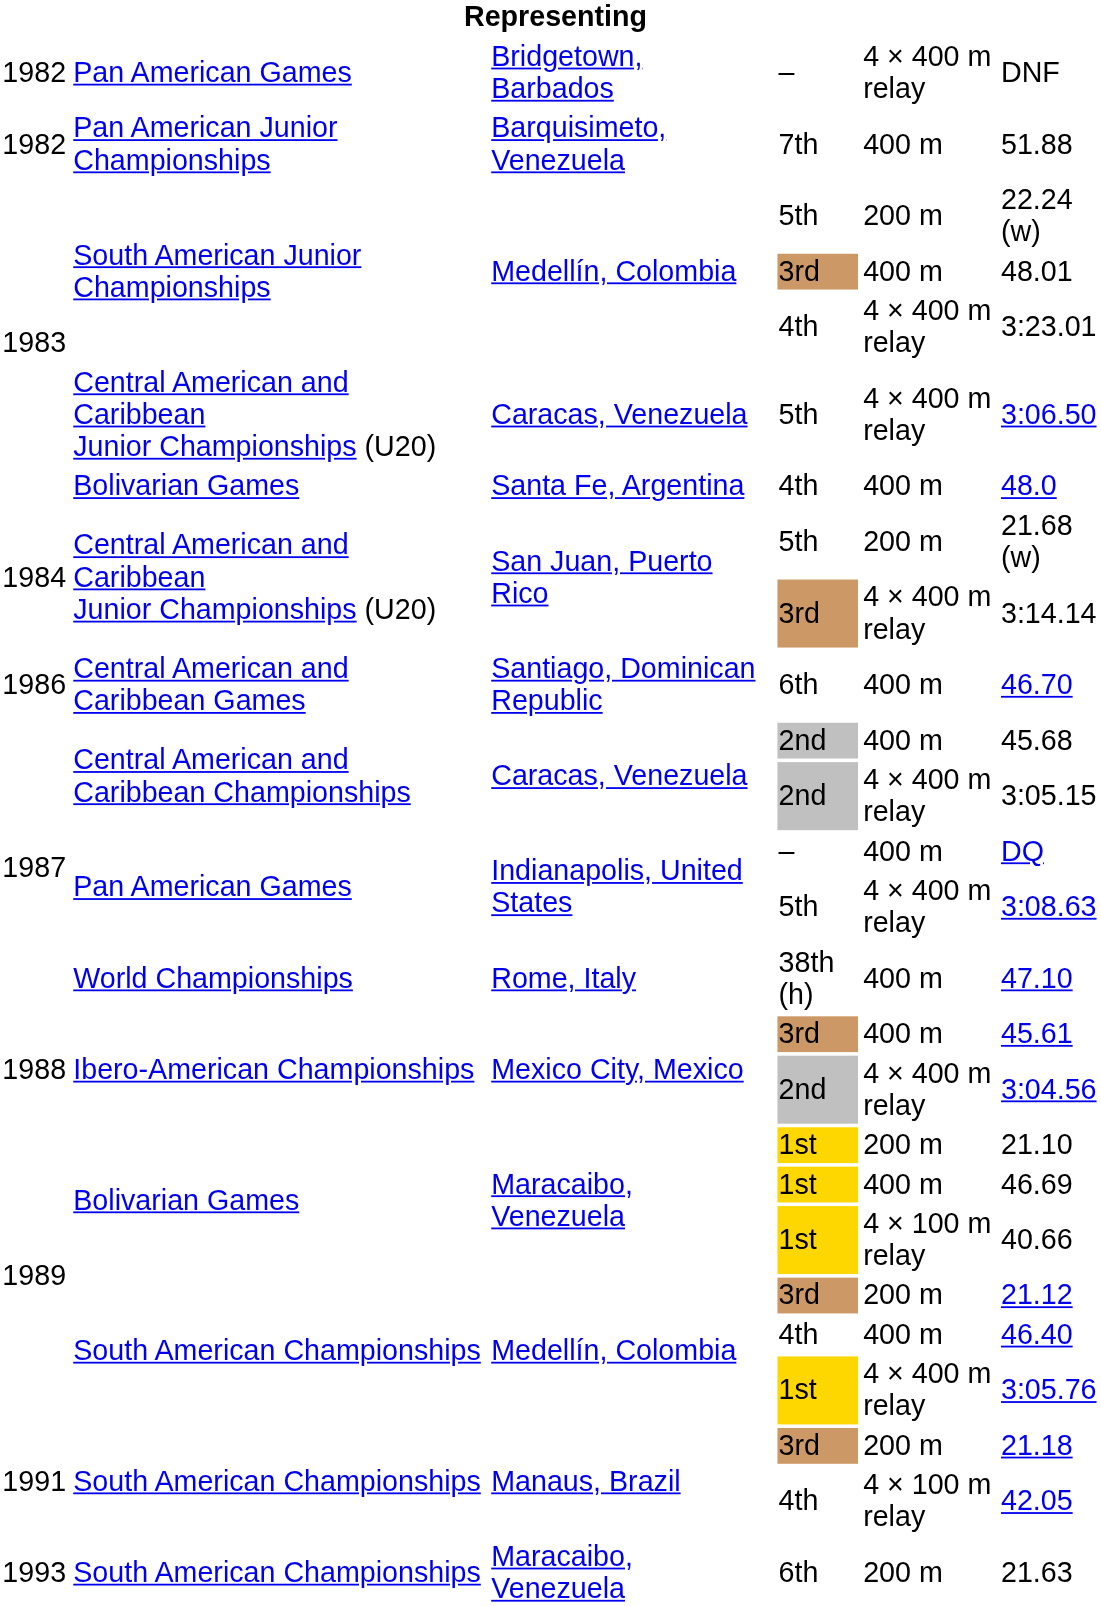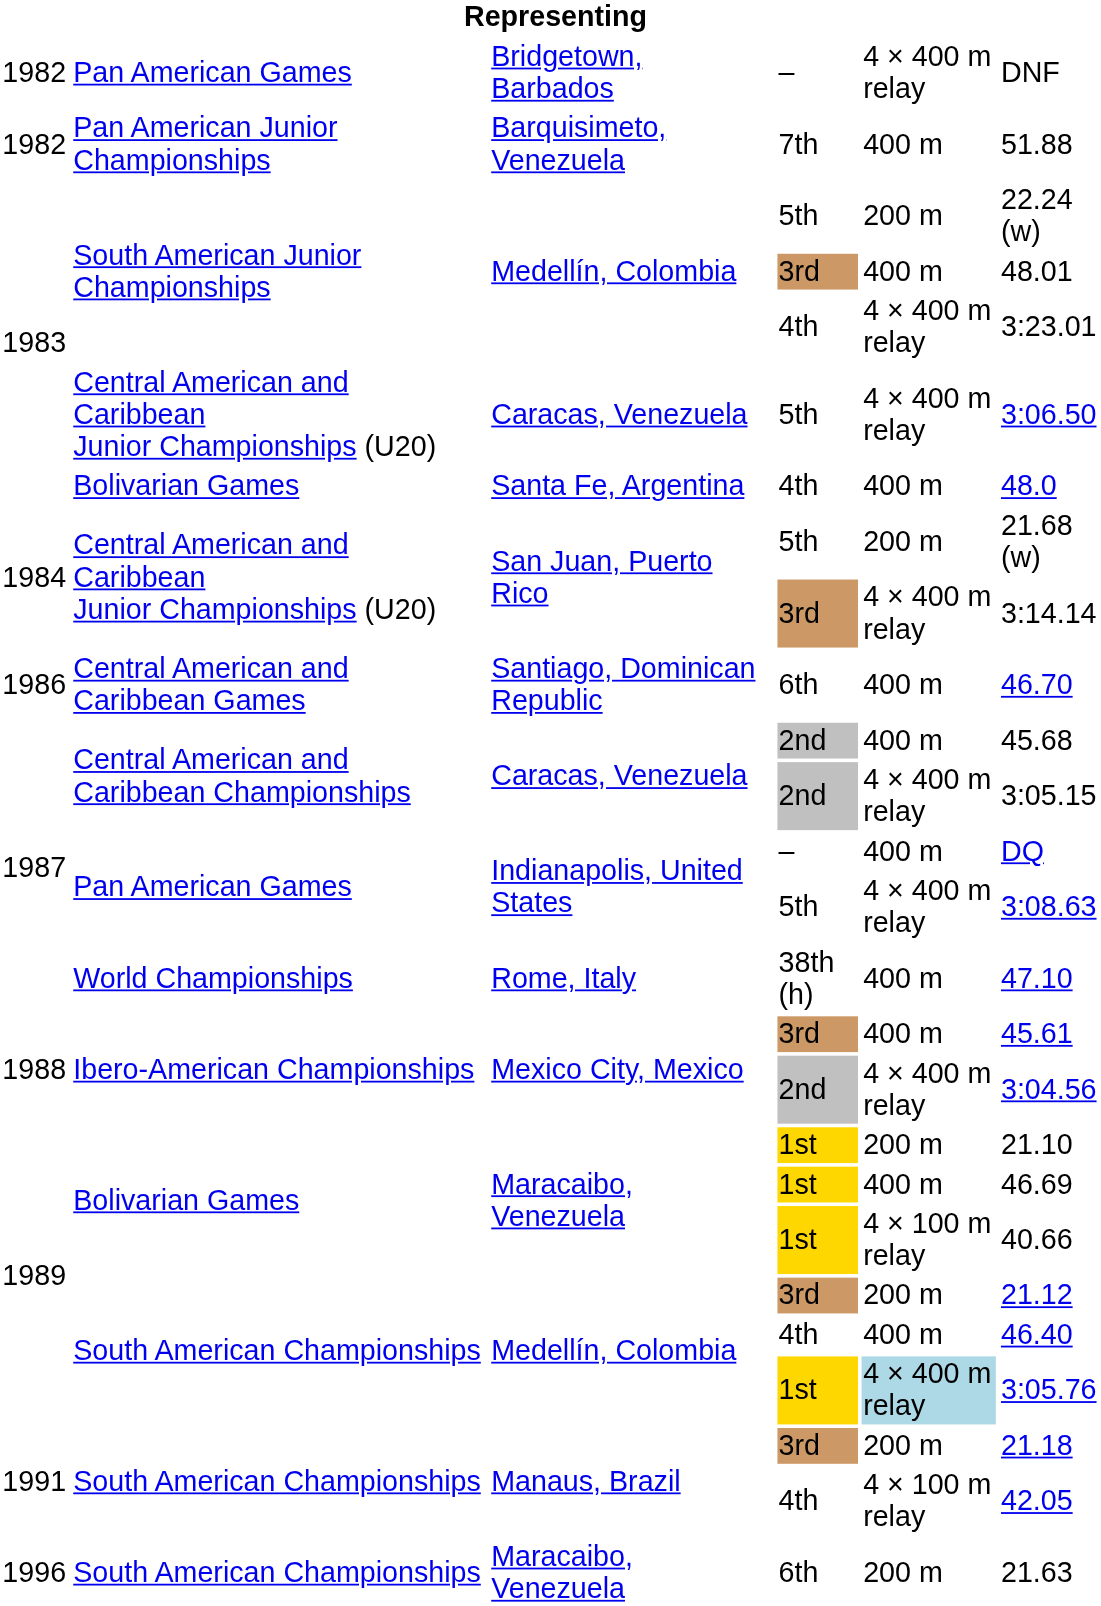(927, 1390) no background -> (927, 1390) lightblue background
(34, 1572) 1993 -> (34, 1572) 1996
